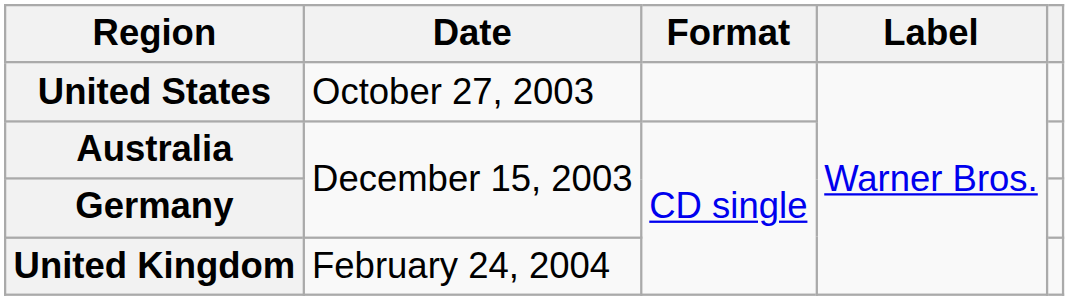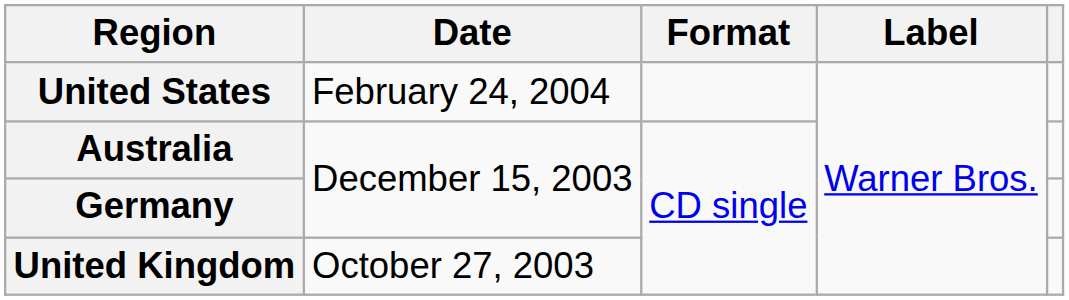(453, 91) October 27, 2003 -> (461, 91) February 24, 2004
(461, 264) February 24, 2004 -> (453, 264) October 27, 2003
